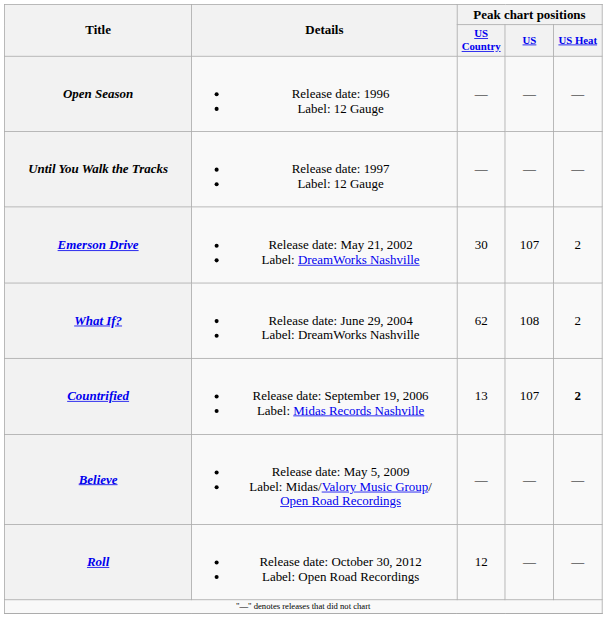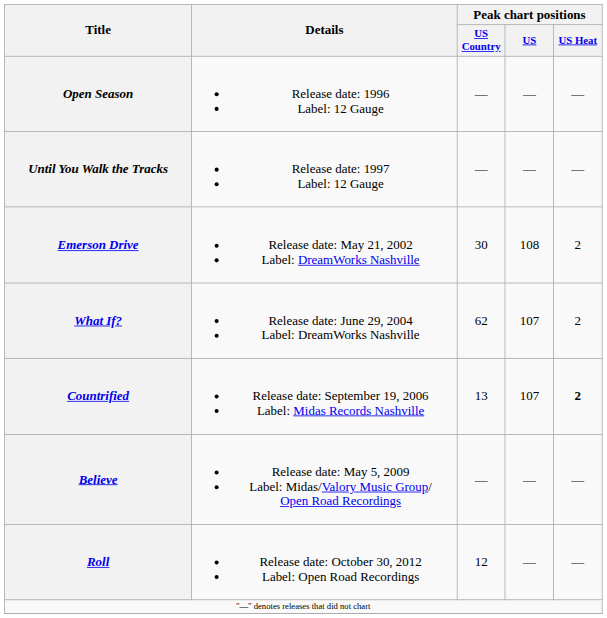(529, 245) 107 -> (529, 245) 108
(529, 320) 108 -> (529, 320) 107
